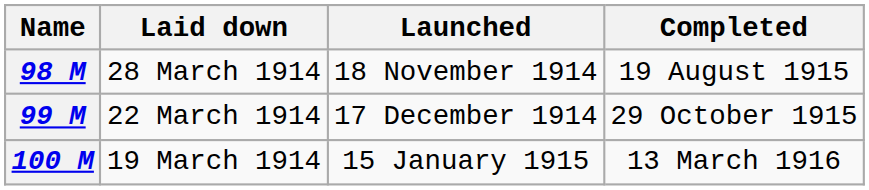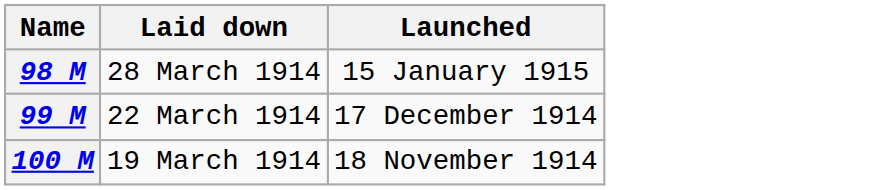- column: (734, 27)
(466, 72) 18 November 1914 -> (466, 72) 15 January 1915
(466, 162) 15 January 1915 -> (466, 162) 18 November 1914
